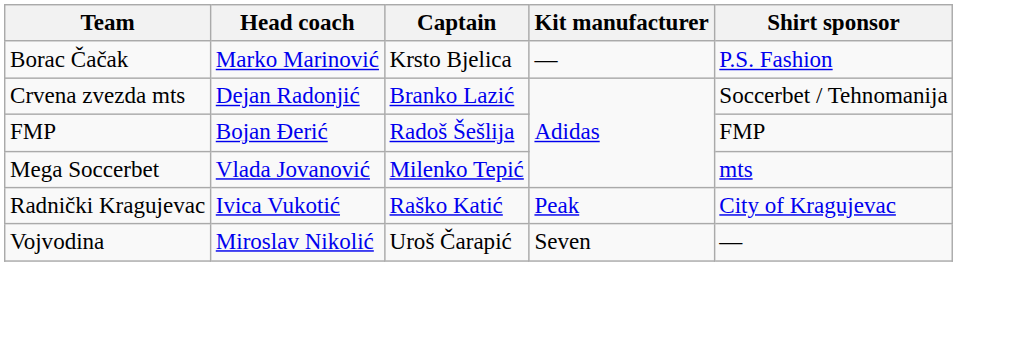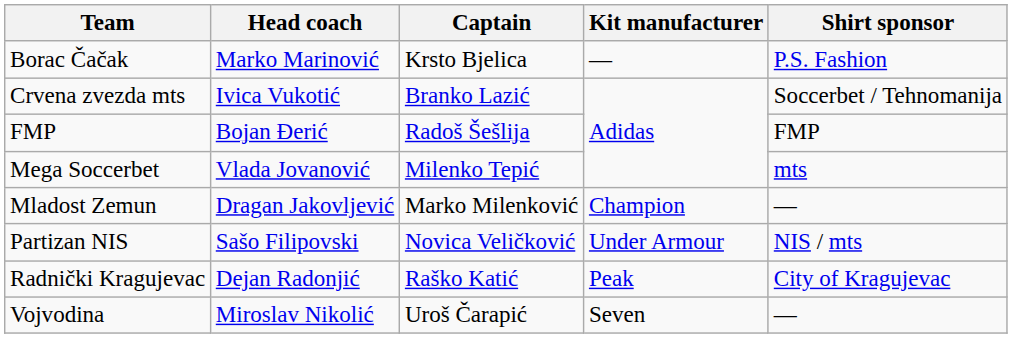(288, 95) Dejan Radonjić -> (278, 95) Ivica Vukotić
+ row: (83, 205)
+ row: (69, 242)
(278, 205) Ivica Vukotić -> (288, 278) Dejan Radonjić
